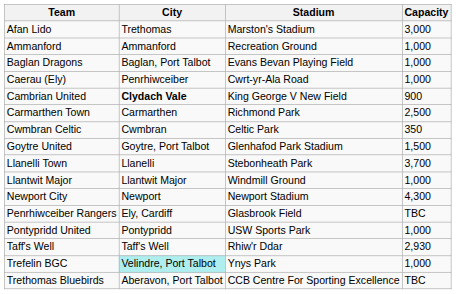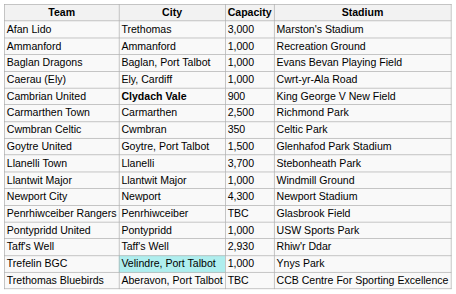columns swapped: (314, 12) <-> (426, 12)
(155, 79) Penrhiwceiber -> (147, 79) Ely, Cardiff
(147, 213) Ely, Cardiff -> (155, 213) Penrhiwceiber
